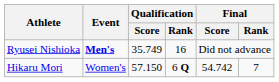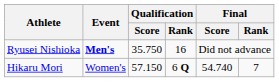(147, 49) 35.749 -> (147, 49) 35.750
(217, 67) 54.742 -> (217, 67) 54.740
